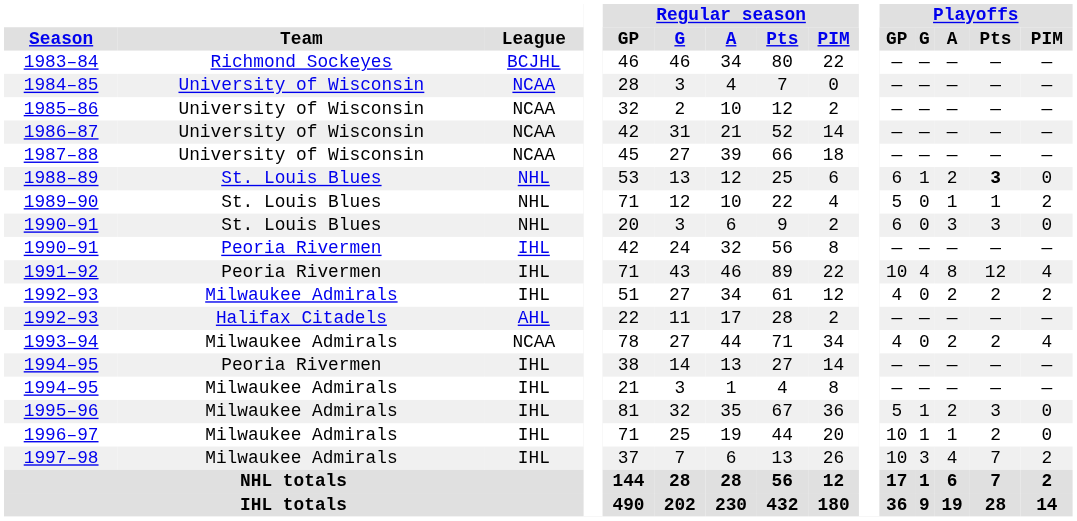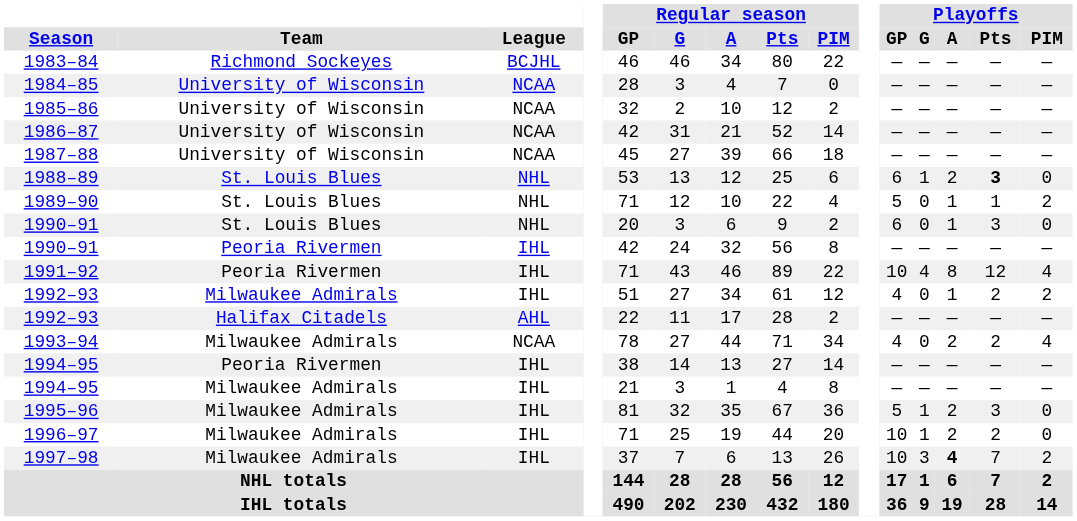(952, 225) 3 -> (952, 225) 1
(952, 295) 2 -> (952, 295) 1
(952, 435) 1 -> (952, 435) 2
(952, 458) normal -> (952, 458) bold
